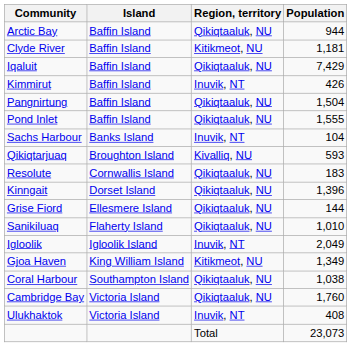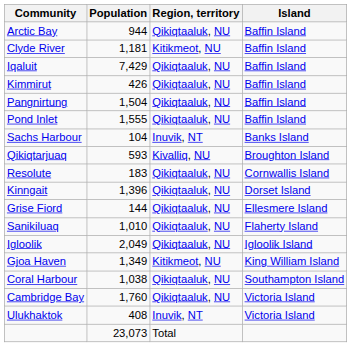columns swapped: (139, 13) <-> (315, 13)
(219, 84) Inuvik, NT -> (191, 84) Qikiqtaaluk, NU
(219, 244) Inuvik, NT -> (191, 244) Qikiqtaaluk, NU
